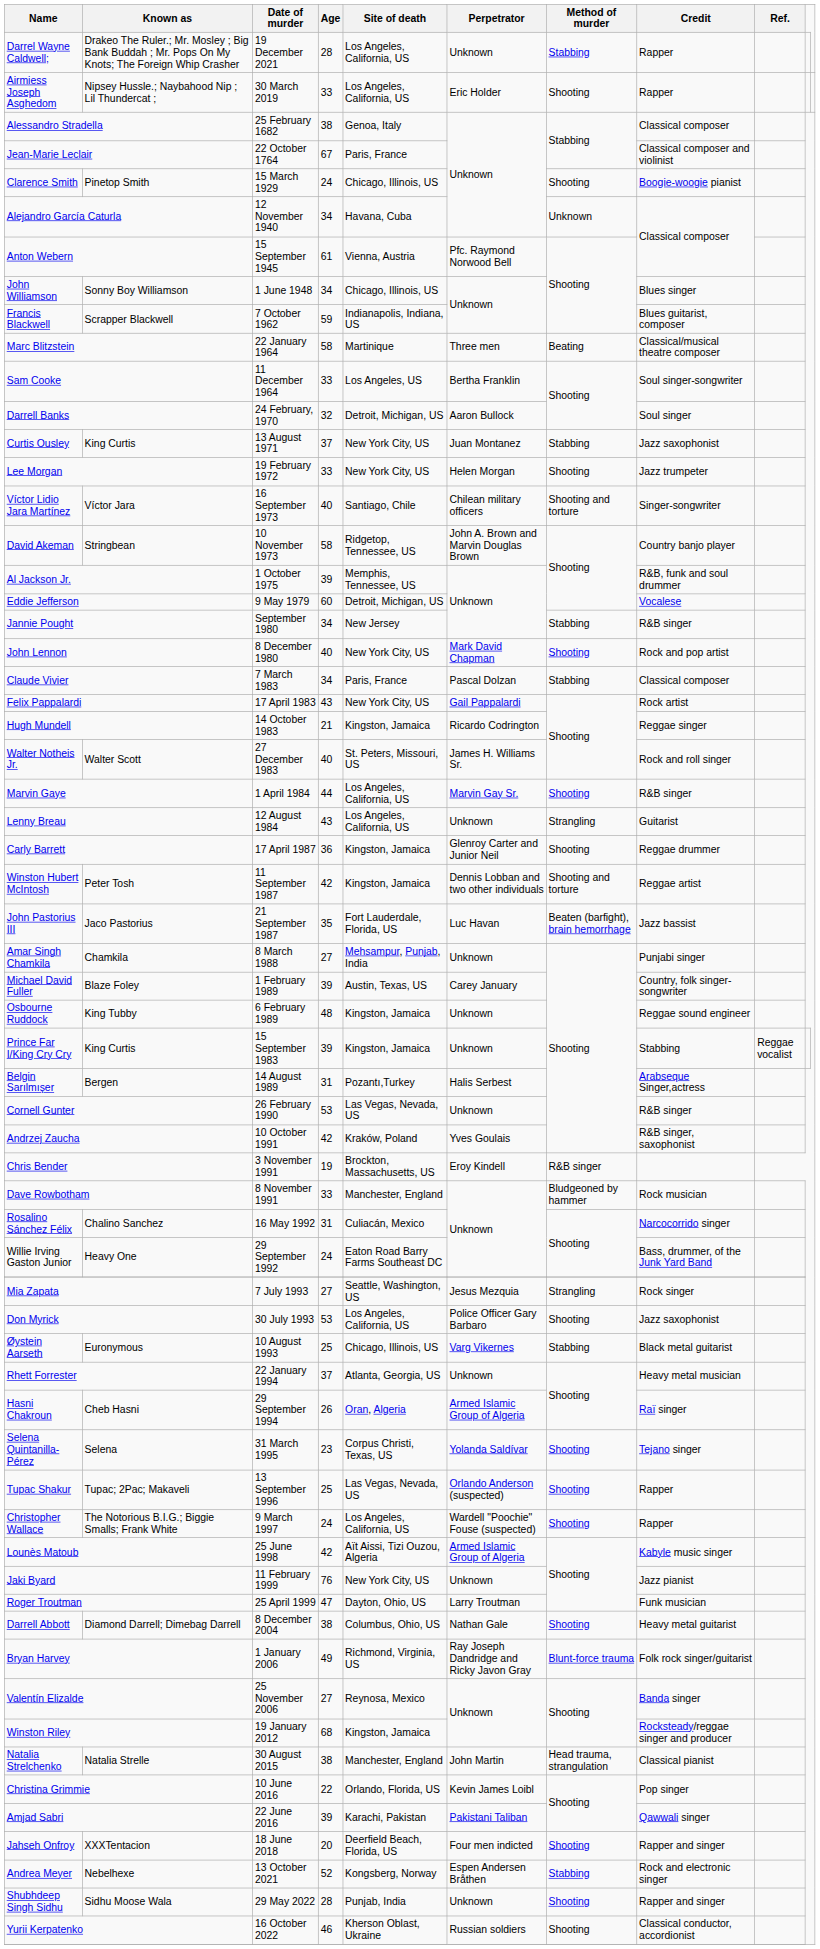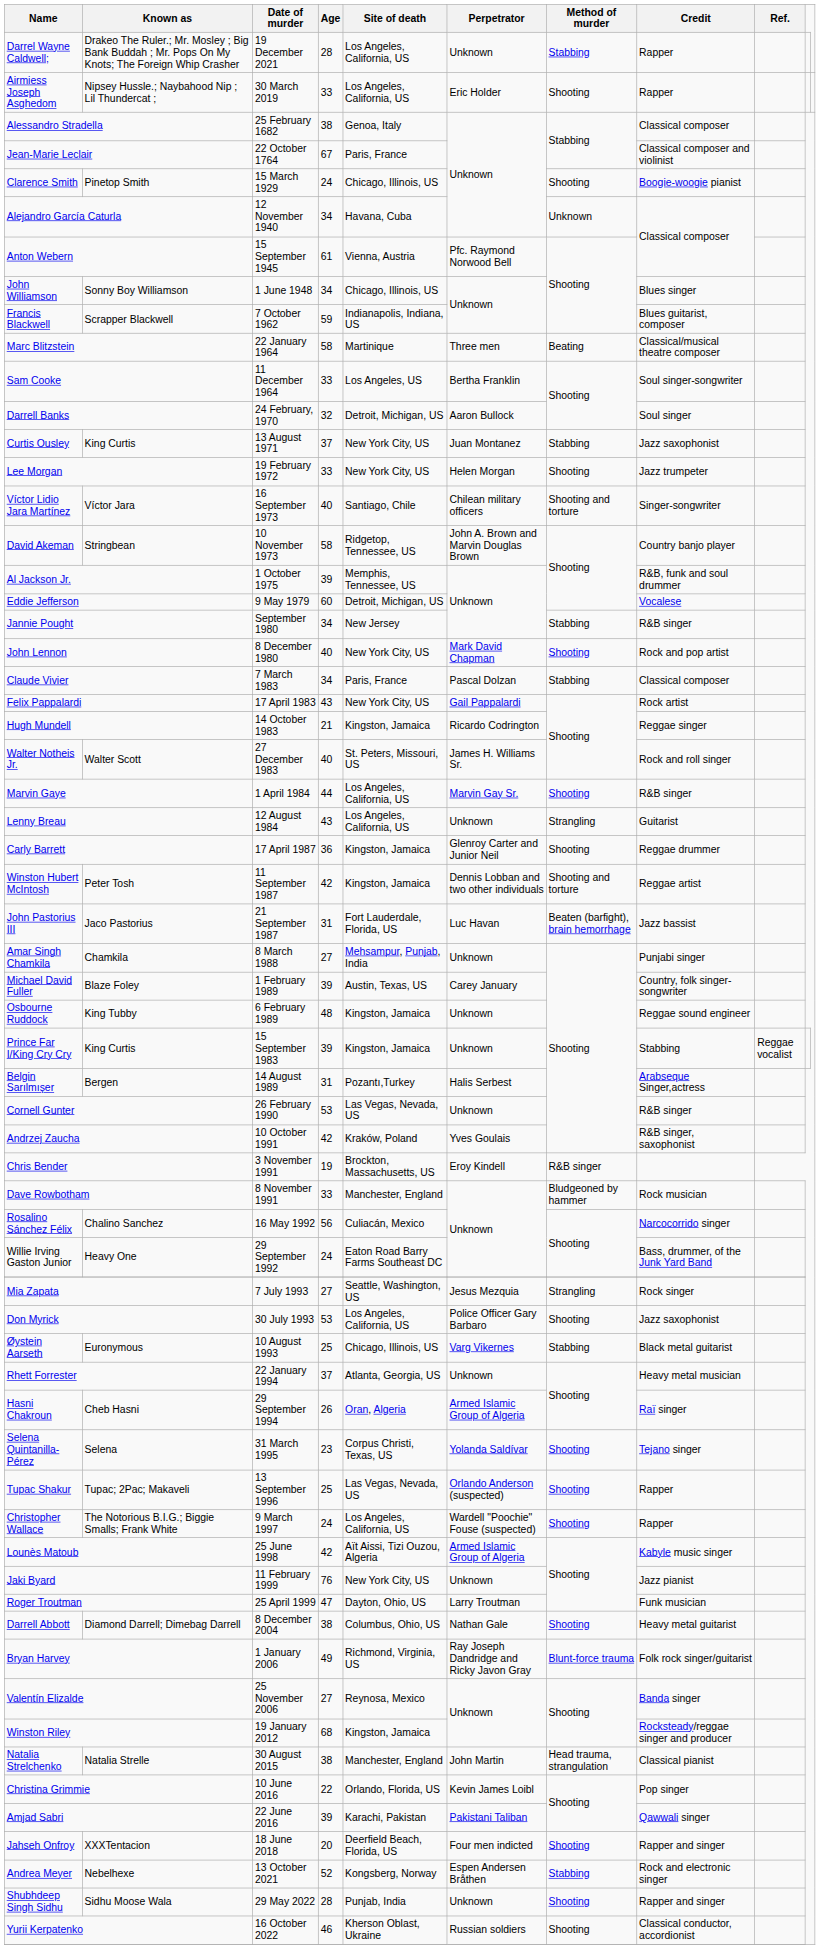(326, 923) 35 -> (326, 923) 31
(326, 1223) 31 -> (326, 1223) 56
